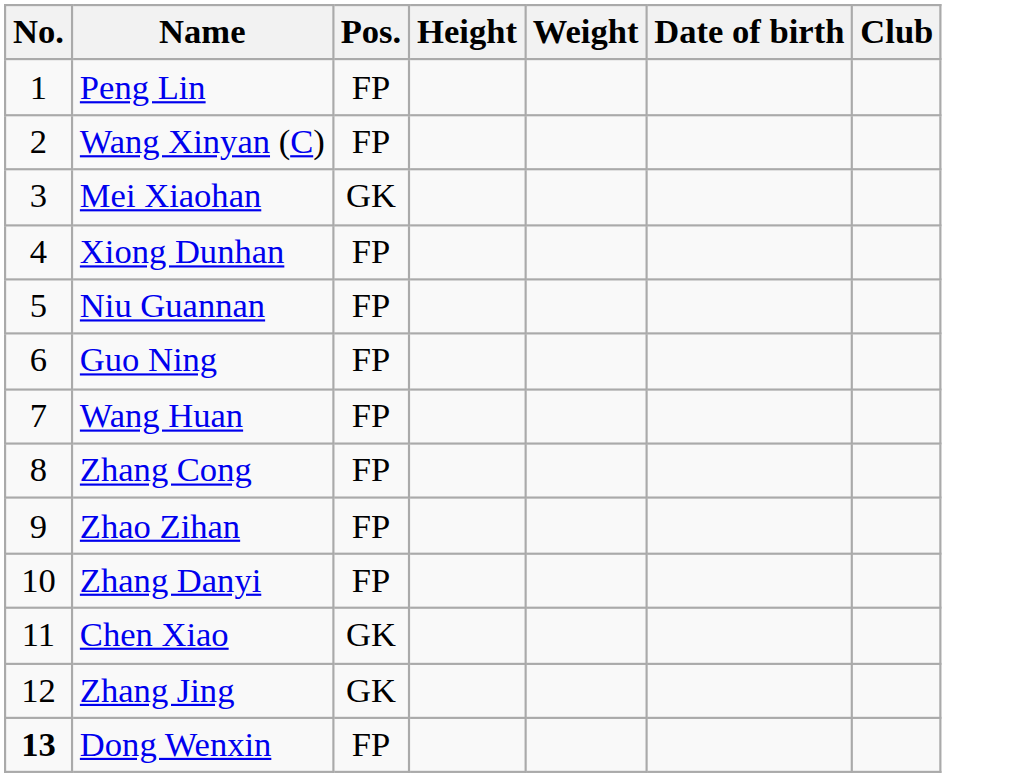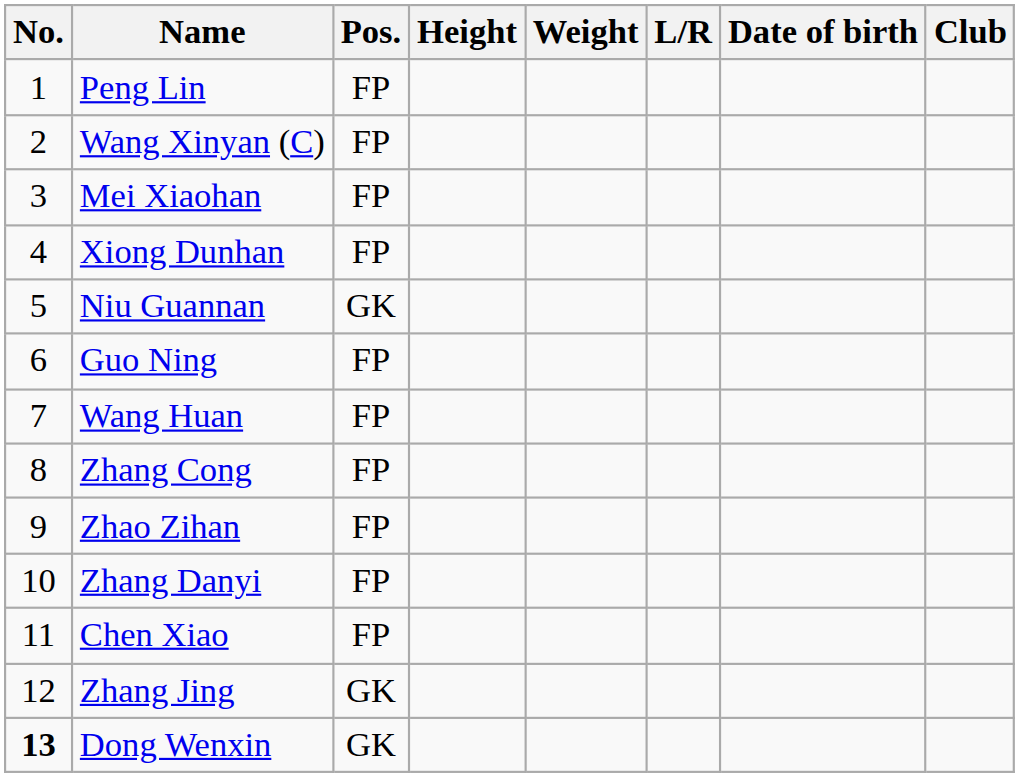+ column: (683, 31)
(371, 196) GK -> (371, 196) FP
(371, 305) FP -> (371, 305) GK
(371, 634) GK -> (371, 634) FP
(371, 744) FP -> (371, 744) GK
